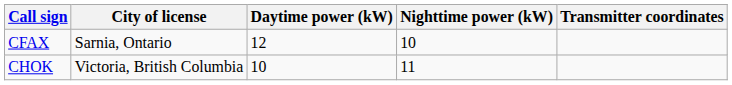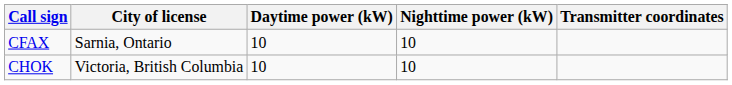(259, 42) 12 -> (259, 42) 10
(408, 67) 11 -> (408, 67) 10
